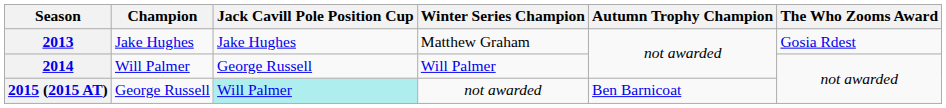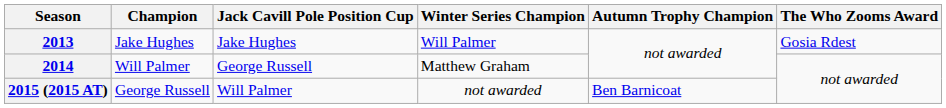(475, 41) Matthew Graham -> (458, 41) Will Palmer
(458, 66) Will Palmer -> (475, 66) Matthew Graham
(254, 90) paleturquoise background -> (254, 90) no background
